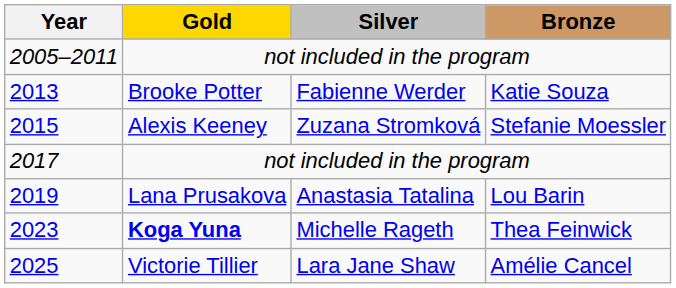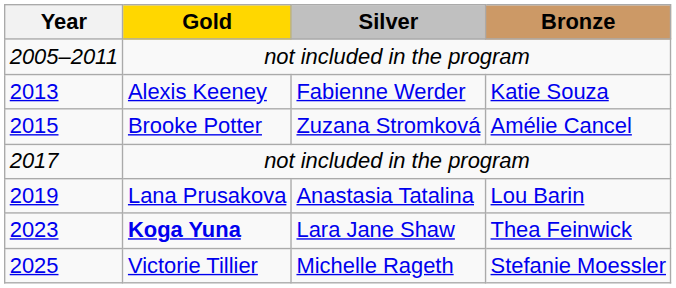(195, 91) Brooke Potter -> (197, 91) Alexis Keeney
(197, 126) Alexis Keeney -> (195, 126) Brooke Potter
(578, 126) Stefanie Moessler -> (561, 126) Amélie Cancel
(375, 230) Michelle Rageth -> (376, 230) Lara Jane Shaw
(376, 265) Lara Jane Shaw -> (375, 265) Michelle Rageth
(561, 265) Amélie Cancel -> (578, 265) Stefanie Moessler
